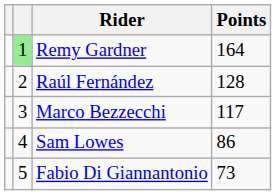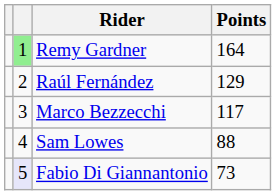(231, 80) 128 -> (231, 80) 129
(226, 142) 86 -> (226, 142) 88
(23, 173) no background -> (23, 173) lavender background
